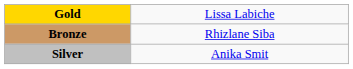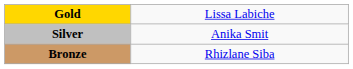rows swapped: (67, 53) <-> (67, 34)
